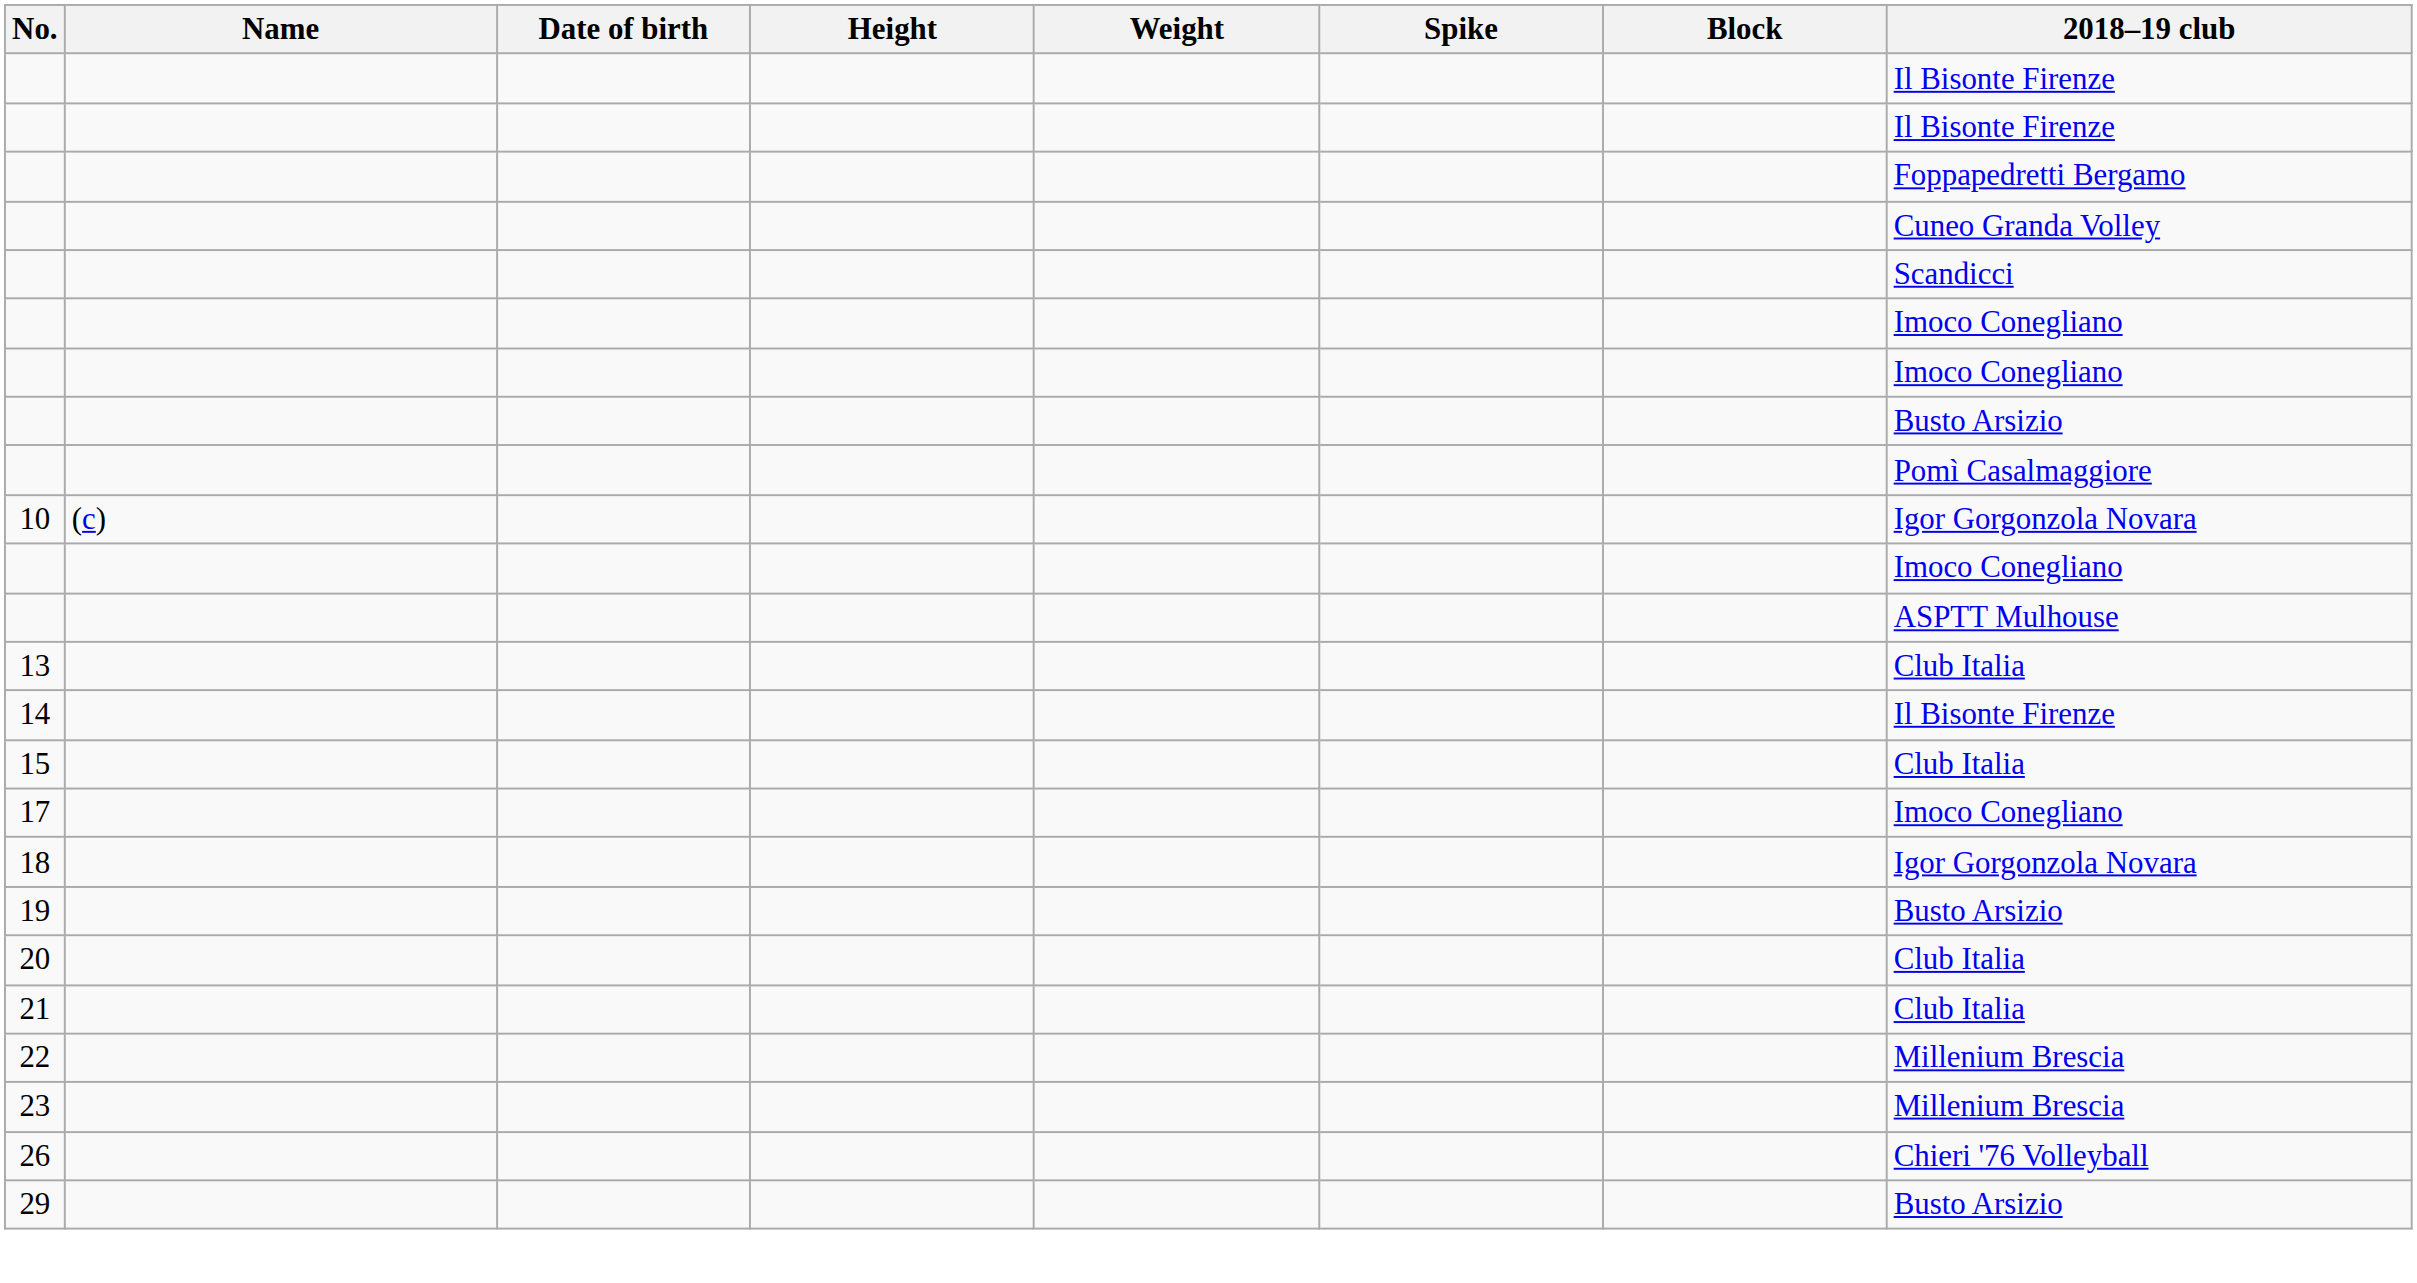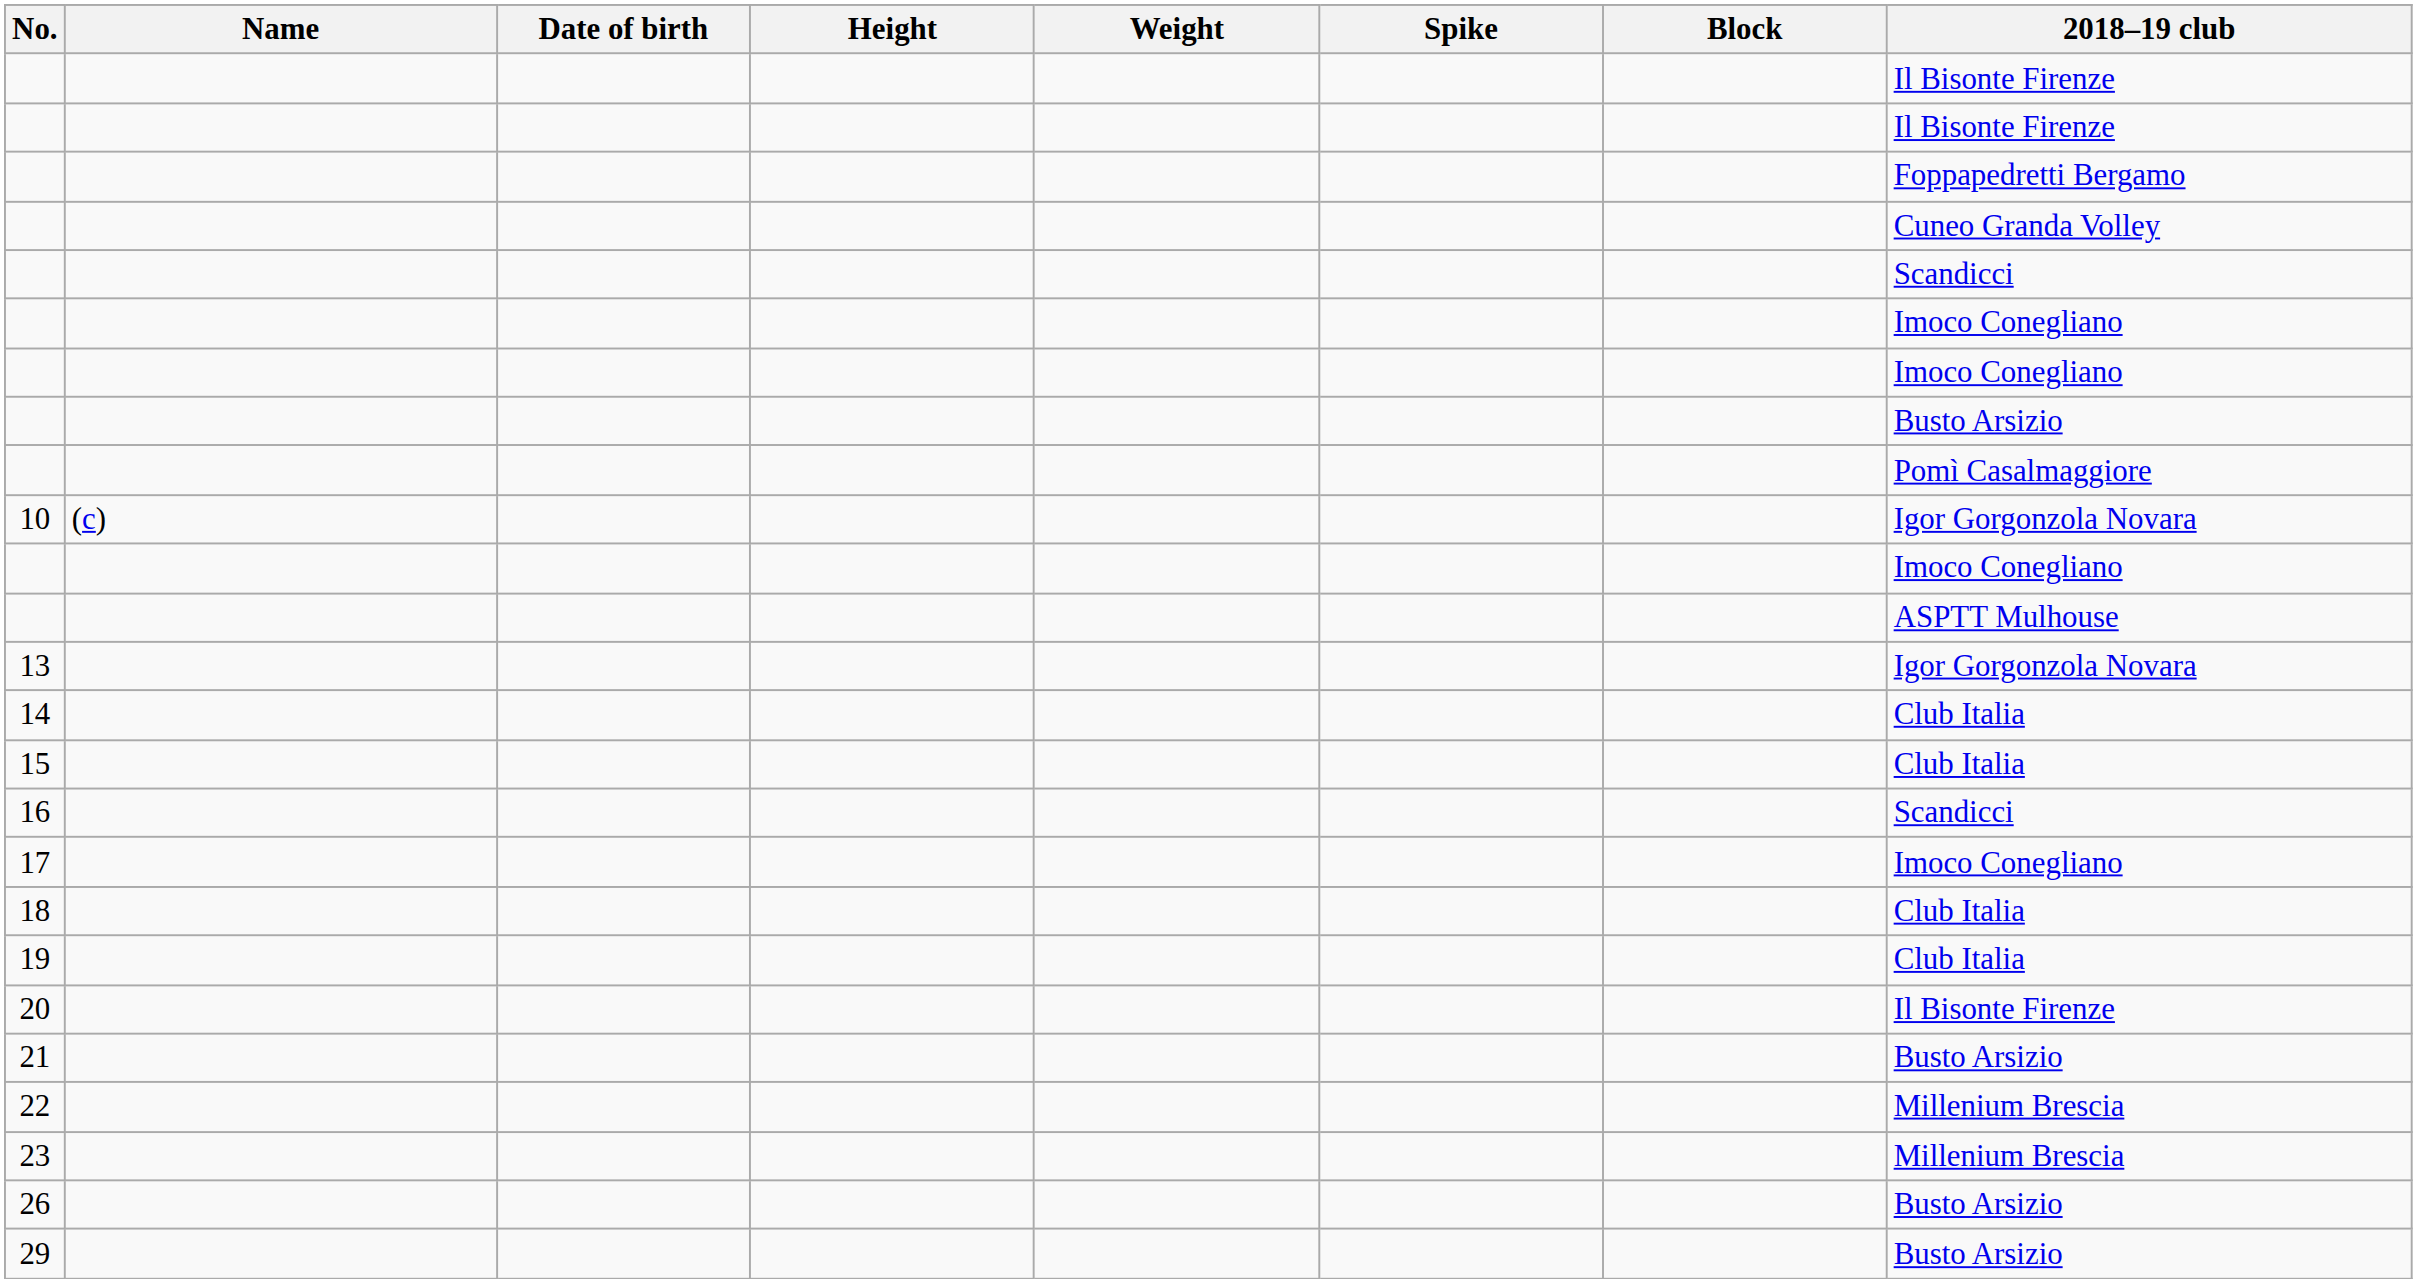(1959, 665) Club Italia -> (2045, 665) Igor Gorgonzola Novara
(2004, 714) Il Bisonte Firenze -> (1959, 714) Club Italia
+ row: (35, 812)
(2045, 861) Igor Gorgonzola Novara -> (1959, 910) Club Italia
(1978, 910) Busto Arsizio -> (1959, 959) Club Italia
(1959, 959) Club Italia -> (2004, 1008) Il Bisonte Firenze
(1959, 1008) Club Italia -> (1978, 1057) Busto Arsizio
(2021, 1155) Chieri '76 Volleyball -> (1978, 1204) Busto Arsizio
